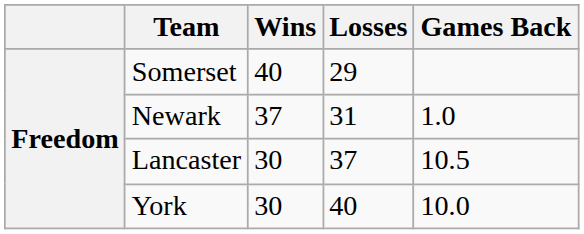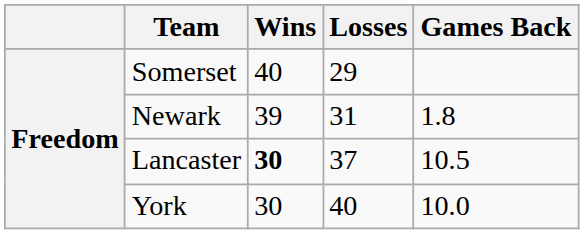(268, 116) 37 -> (268, 116) 39
(438, 116) 1.0 -> (438, 116) 1.8
(268, 160) normal -> (268, 160) bold
